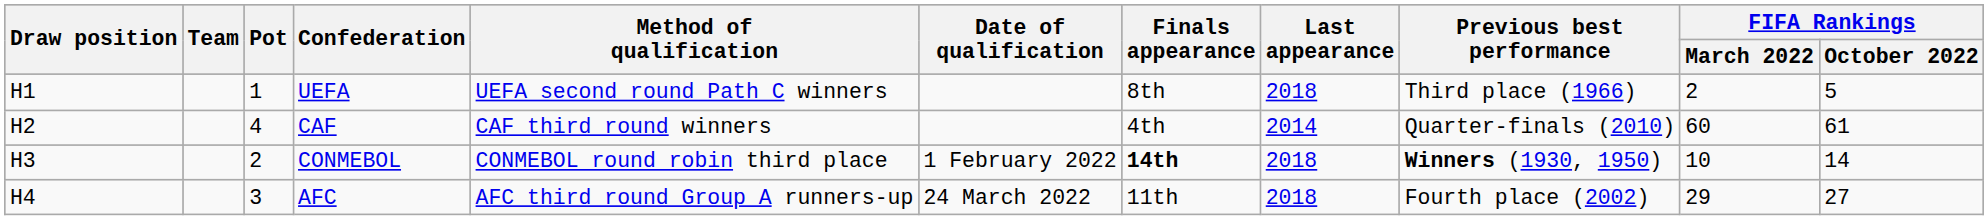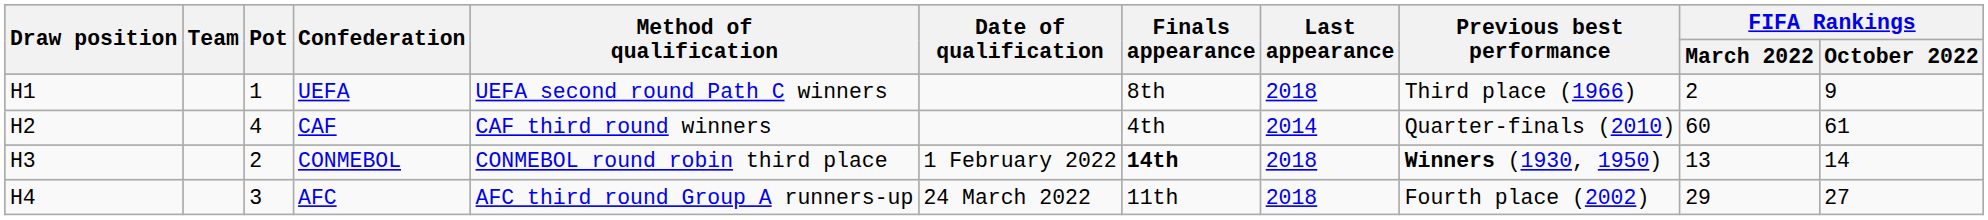(1831, 92) 5 -> (1831, 92) 9
(1698, 162) 10 -> (1698, 162) 13
